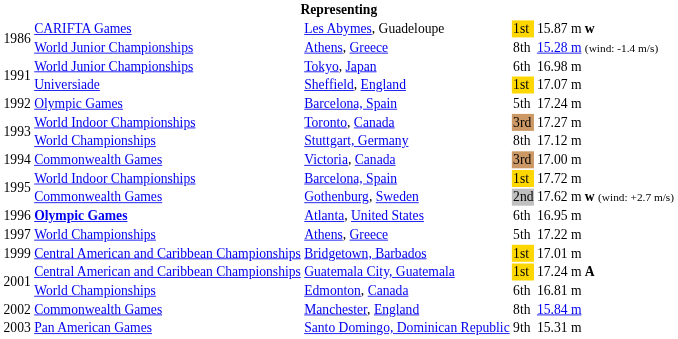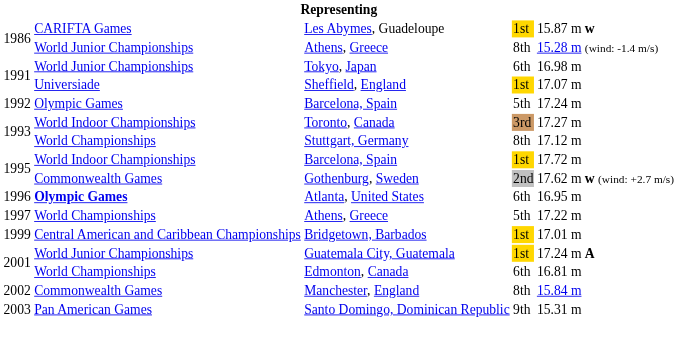- row: (17, 159)
(167, 272) Central American and Caribbean Championships -> (114, 253) World Junior Championships
